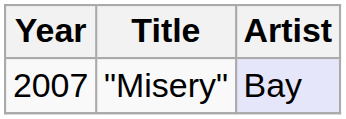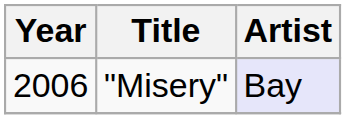(51, 85) 2007 -> (51, 85) 2006
